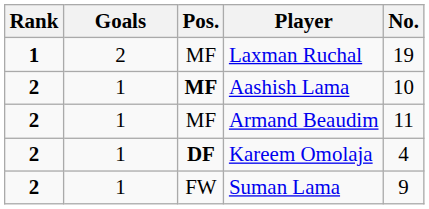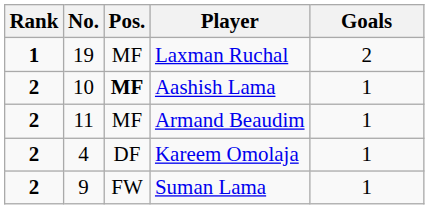columns swapped: (404, 21) <-> (120, 21)
(201, 154) bold -> (127, 154) normal
